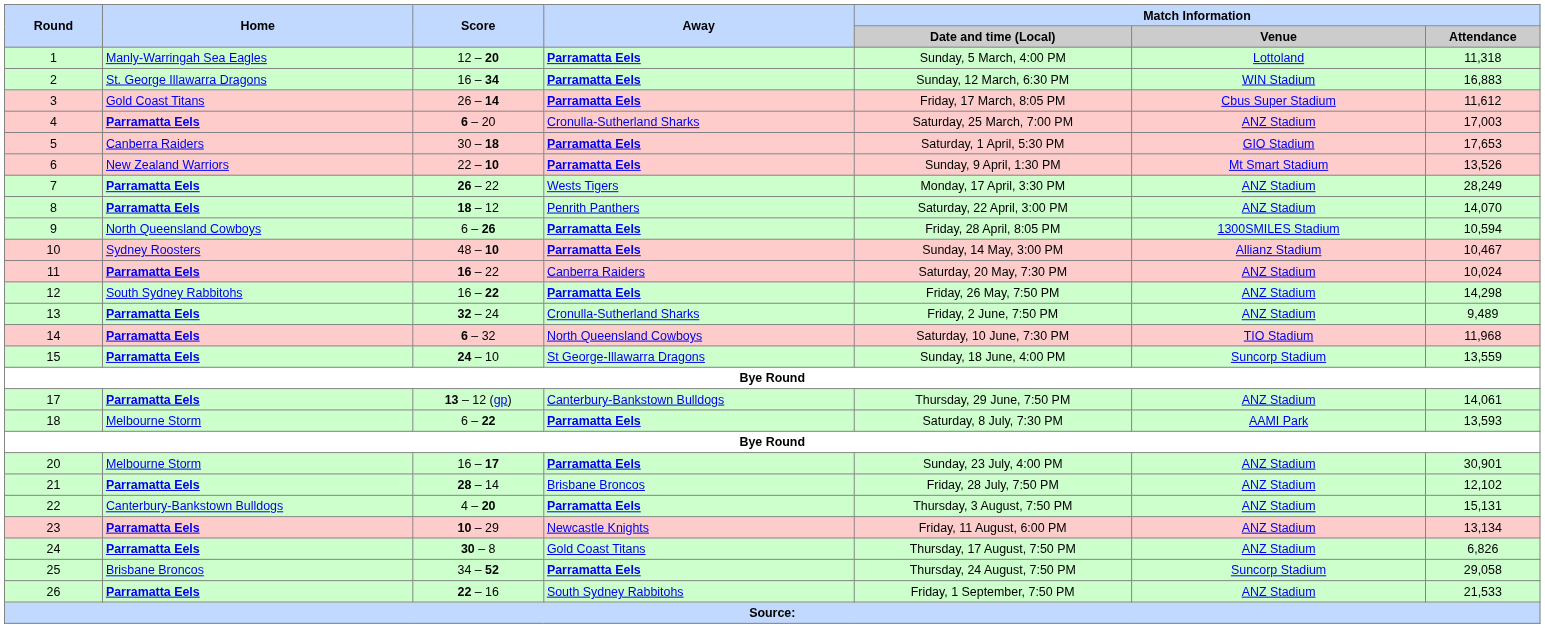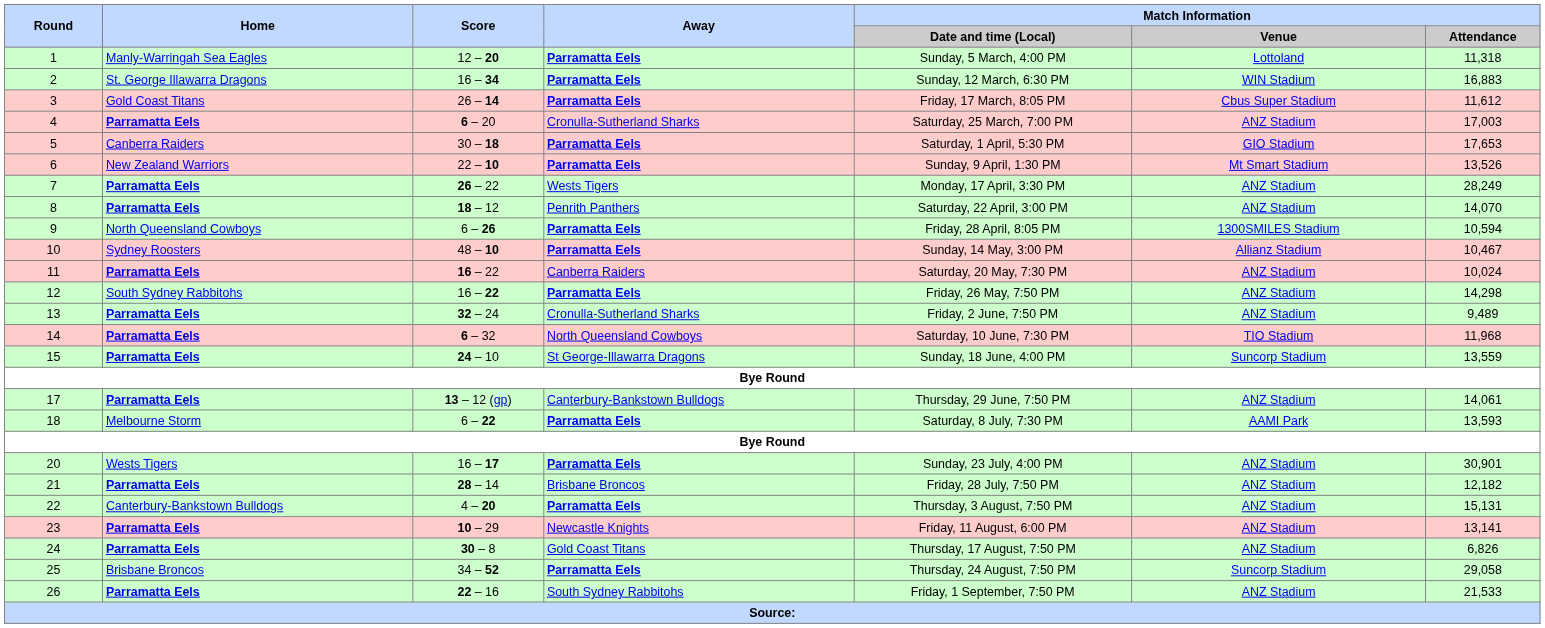(153, 463) Melbourne Storm -> (142, 463) Wests Tigers
(1483, 485) 12,102 -> (1483, 485) 12,182
(1483, 527) 13,134 -> (1483, 527) 13,141
